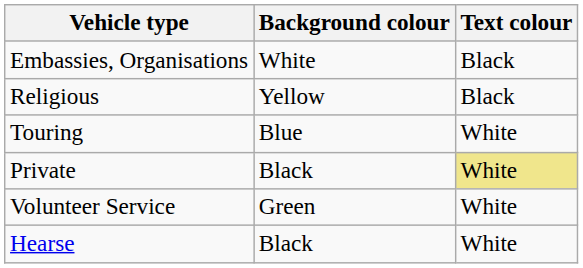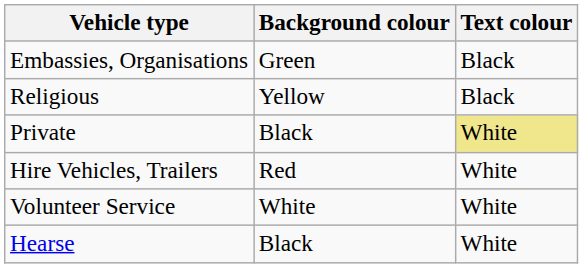(287, 59) White -> (287, 59) Green
- row: (47, 133)
+ row: (114, 170)
(287, 206) Green -> (287, 206) White
